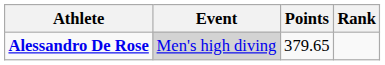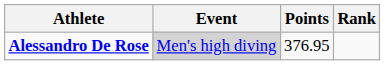(307, 45) 379.65 -> (307, 45) 376.95
